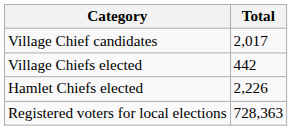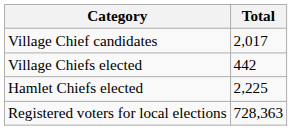(251, 88) 2,226 -> (251, 88) 2,225
